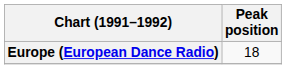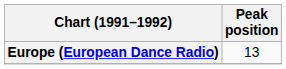(252, 52) 18 -> (252, 52) 13
